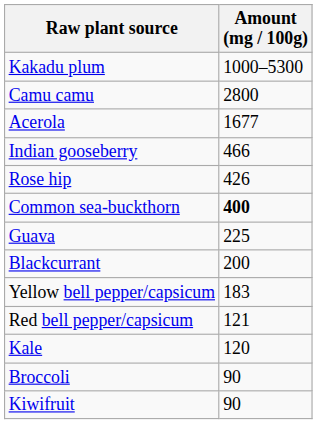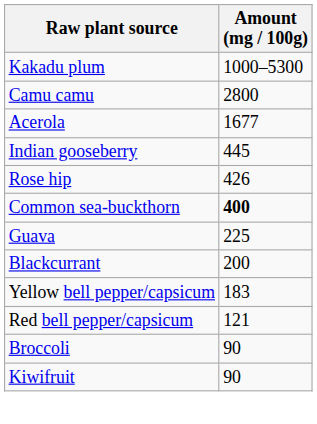(236, 151) 466 -> (236, 151) 445
- row: (25, 348)
